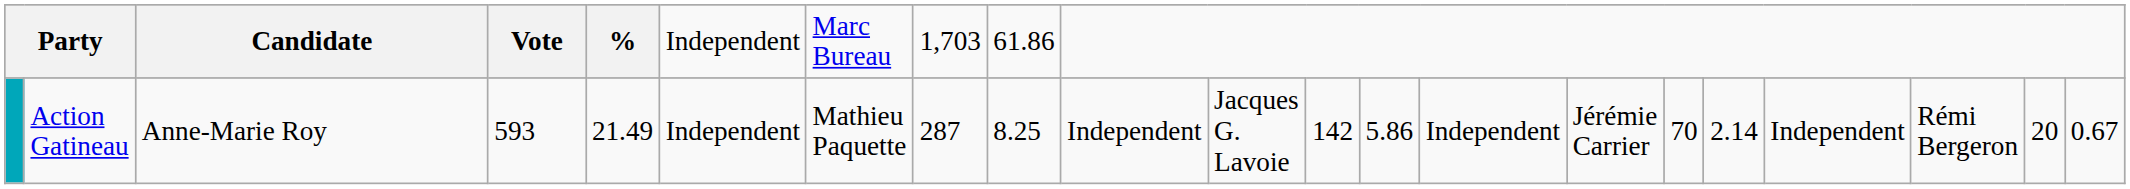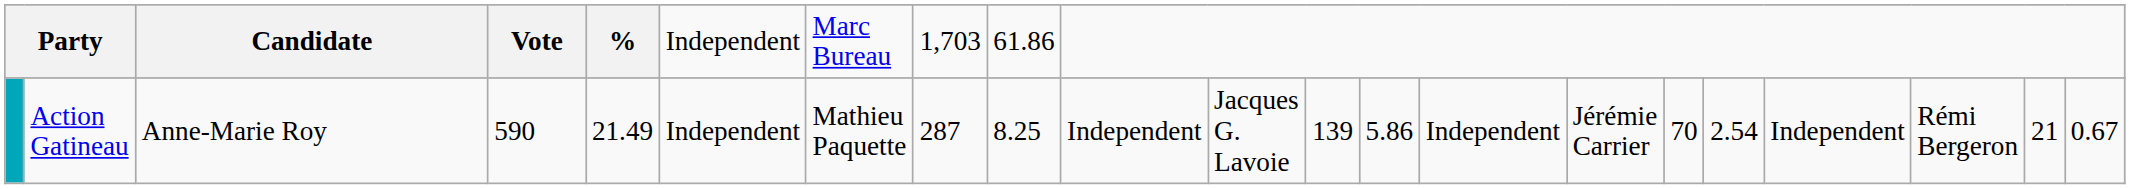(515, 130) 593 -> (515, 130) 590
(1333, 130) 142 -> (1333, 130) 139
(1734, 130) 2.14 -> (1734, 130) 2.54
(2045, 130) 20 -> (2045, 130) 21
